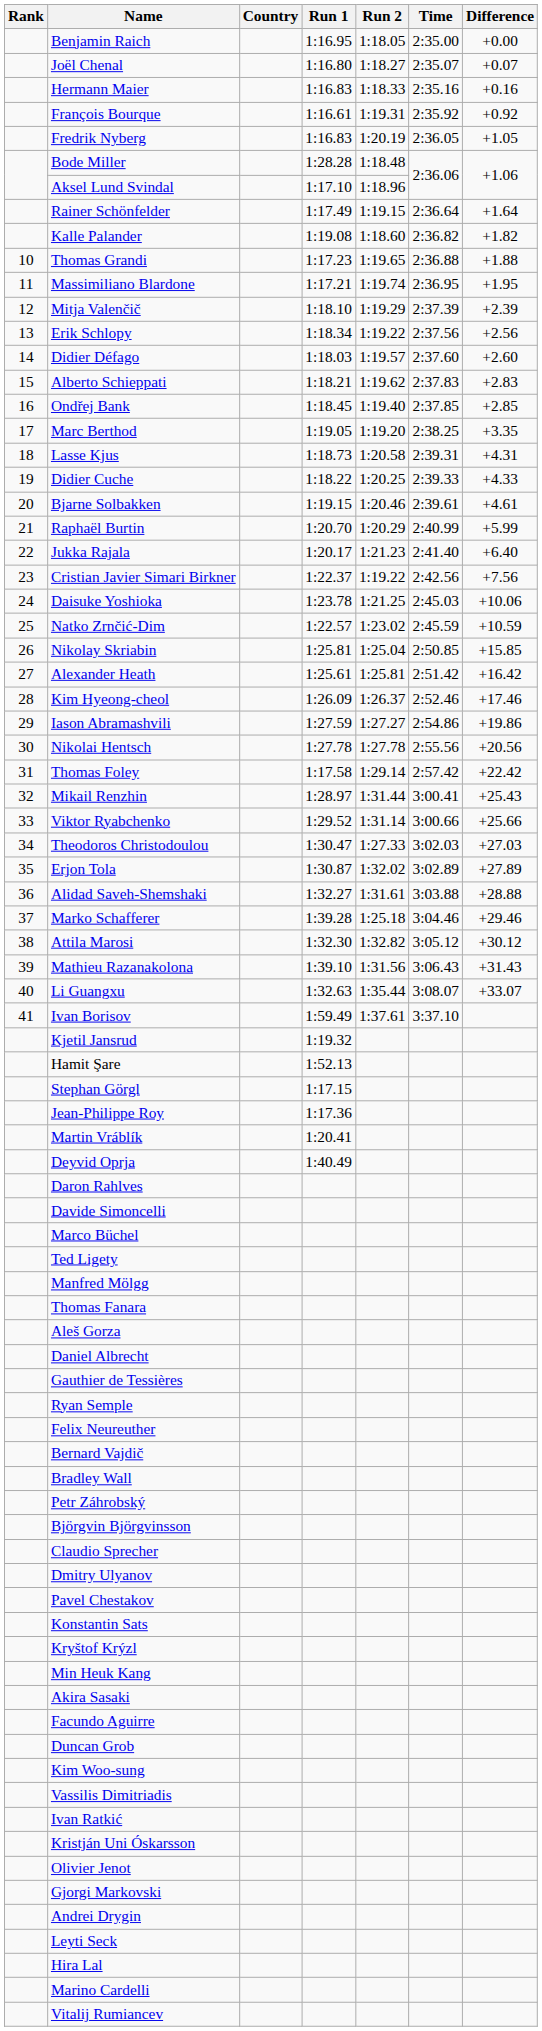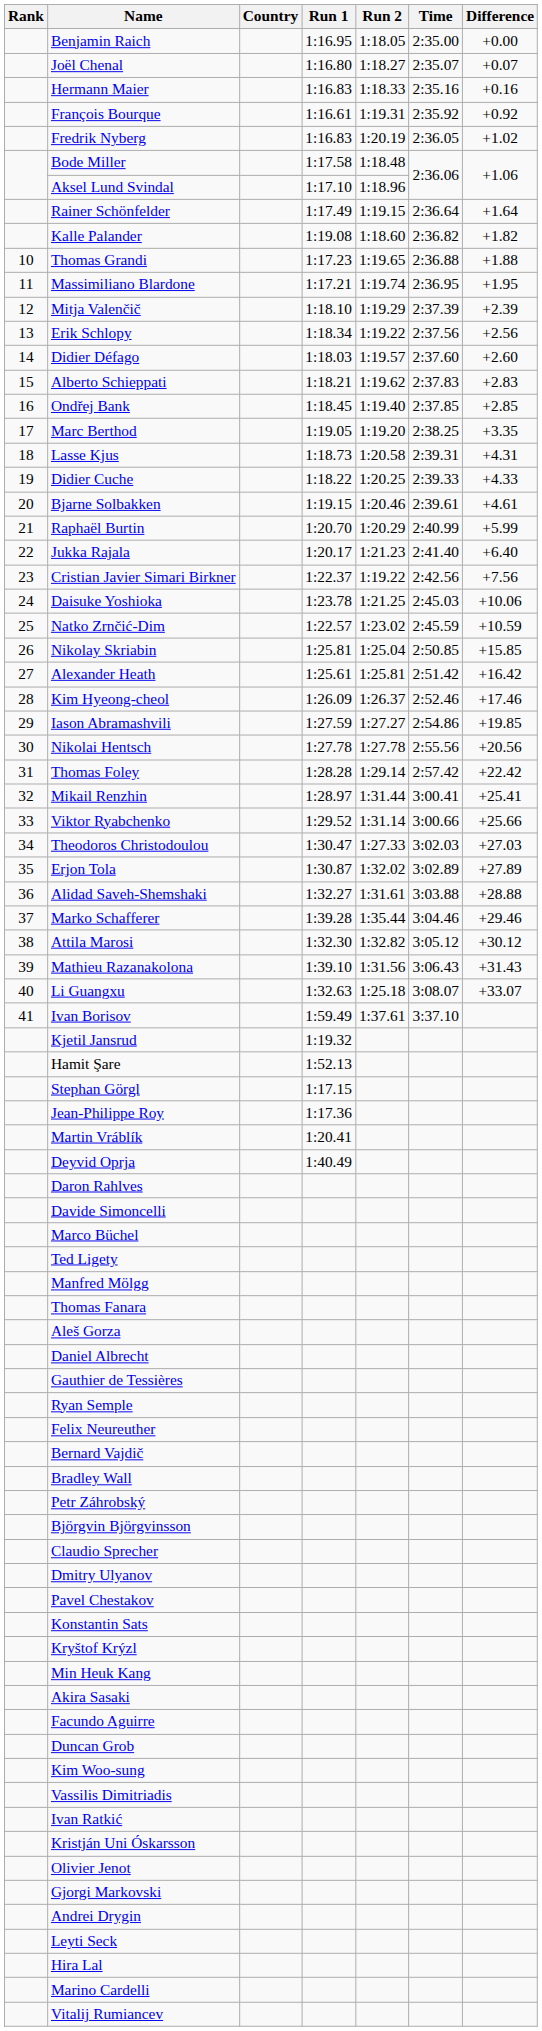(500, 138) +1.05 -> (500, 138) +1.02
(329, 162) 1:28.28 -> (329, 162) 1:17.58
(500, 723) +19.86 -> (500, 723) +19.85
(329, 771) 1:17.58 -> (329, 771) 1:28.28
(500, 796) +25.43 -> (500, 796) +25.41
(382, 917) 1:25.18 -> (382, 917) 1:35.44
(382, 991) 1:35.44 -> (382, 991) 1:25.18
